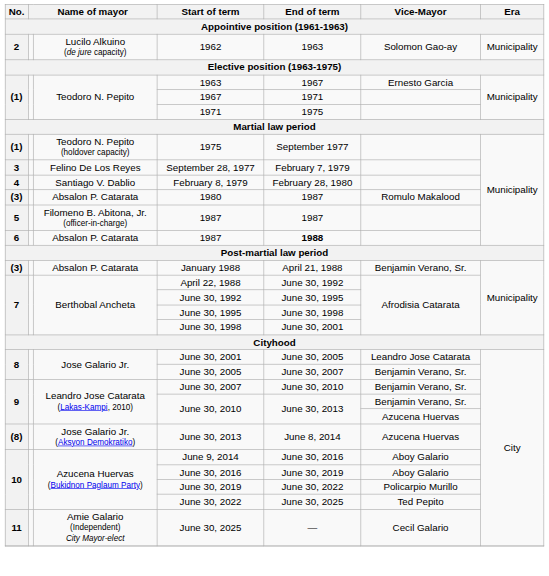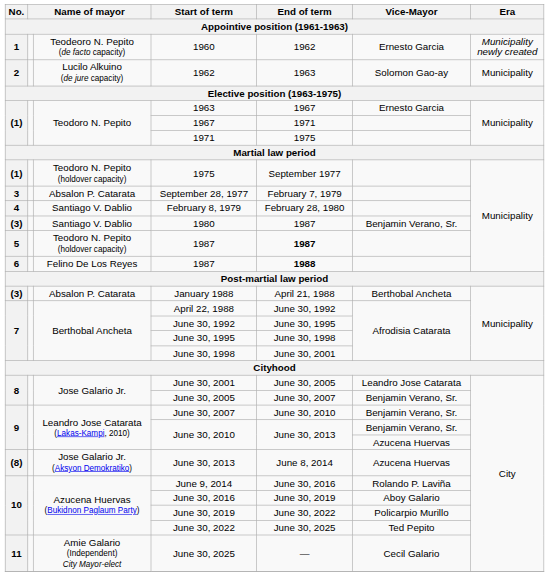+ row: (16, 47)
(95, 168) Felino De Los Reyes -> (92, 193) Absalon P. Catarata
(95, 197) Absalon P. Catarata -> (92, 223) Santiago V. Dablio
(421, 197) Romulo Makalood -> (411, 223) Benjamin Verano, Sr.
(95, 217) Filomeno B. Abitona, Jr. (officer-in-charge) -> (92, 243) Teodoro N. Pepito (holdover capacity)
(312, 218) normal -> (305, 243) bold
(95, 238) Absalon P. Catarata -> (92, 264) Felino De Los Reyes
(421, 268) Benjamin Verano, Sr. -> (411, 294) Berthobal Ancheta
(421, 457) Aboy Galario -> (411, 483) Rolando P. Laviña
